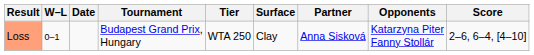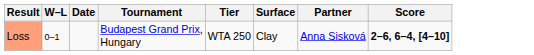- column: (407, 13)
(488, 36) normal -> (410, 36) bold
